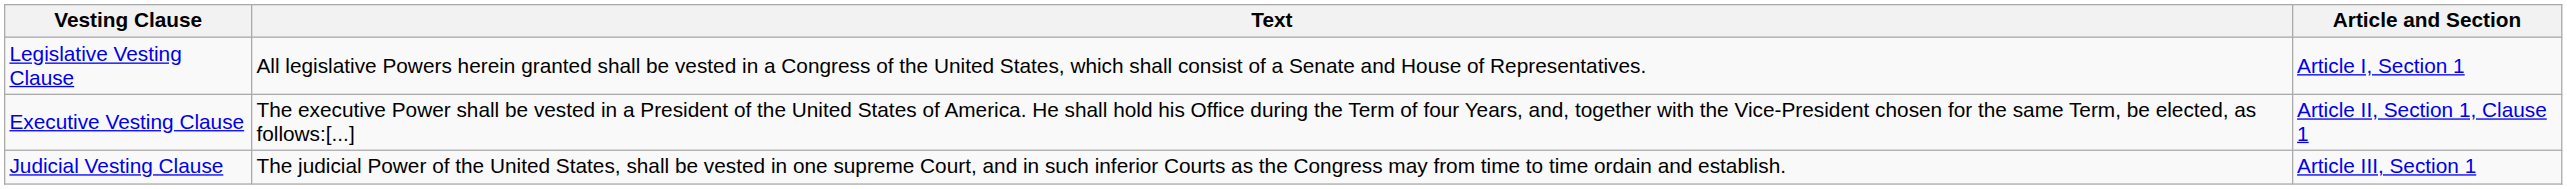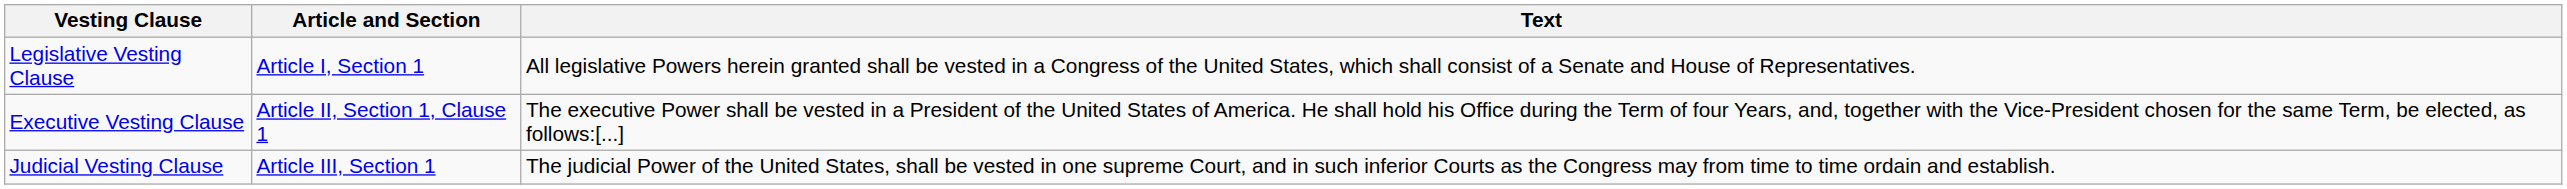columns swapped: (2427, 20) <-> (1272, 20)
